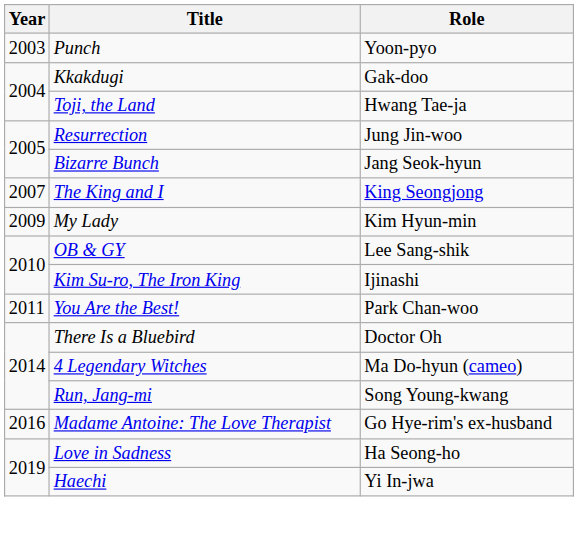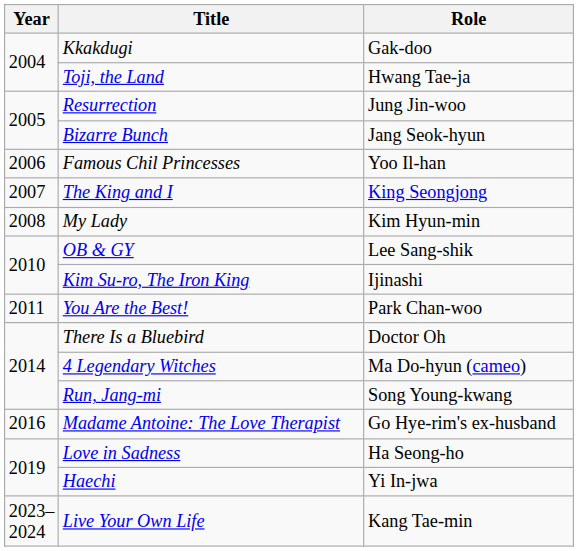- row: (77, 47)
+ row: (151, 163)
(27, 221) 2009 -> (27, 221) 2008
+ row: (134, 520)
